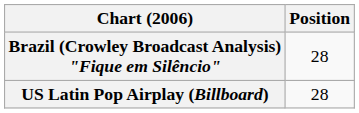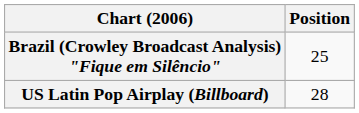(320, 56) 28 -> (320, 56) 25
